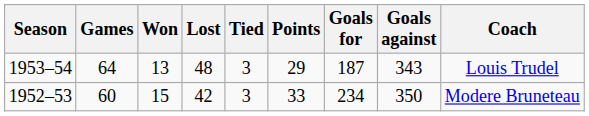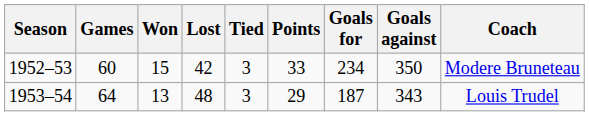rows swapped: (40, 96) <-> (40, 67)
